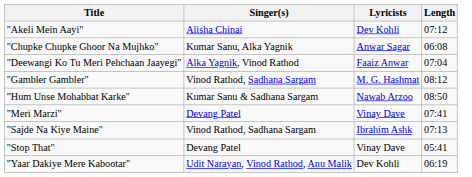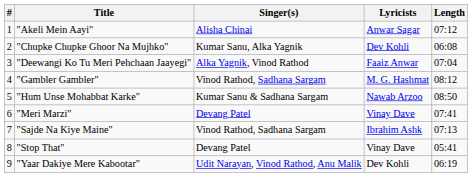+ column: (9, 13)
(378, 29) Dev Kohli -> (393, 29) Anwar Sagar
(383, 46) Anwar Sagar -> (388, 46) Dev Kohli
